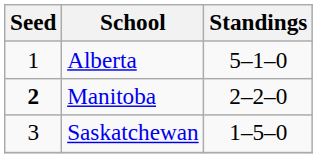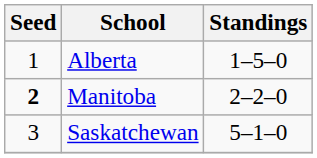(258, 59) 5–1–0 -> (258, 59) 1–5–0
(258, 133) 1–5–0 -> (258, 133) 5–1–0
